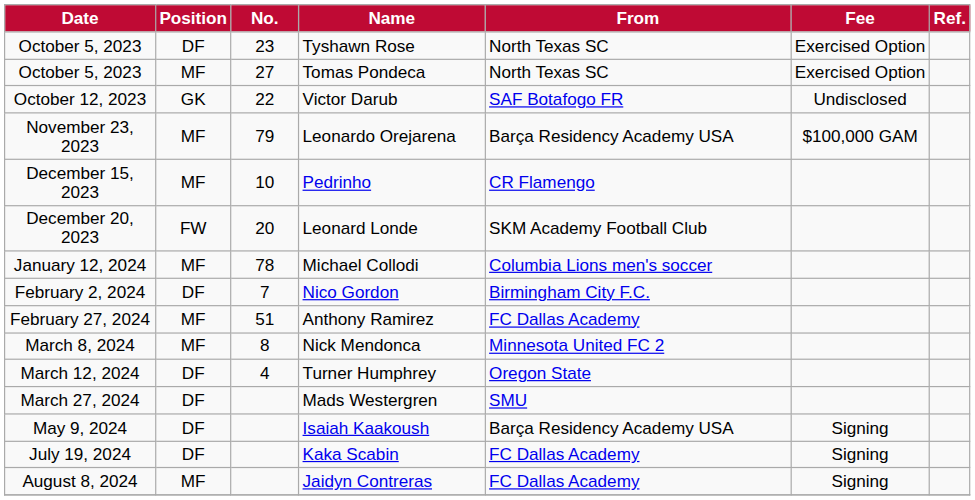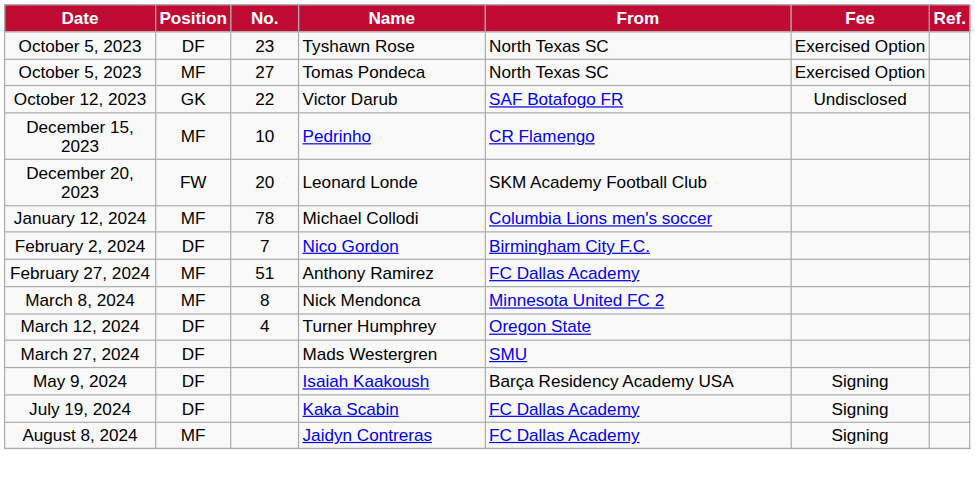- row: (379, 136)
